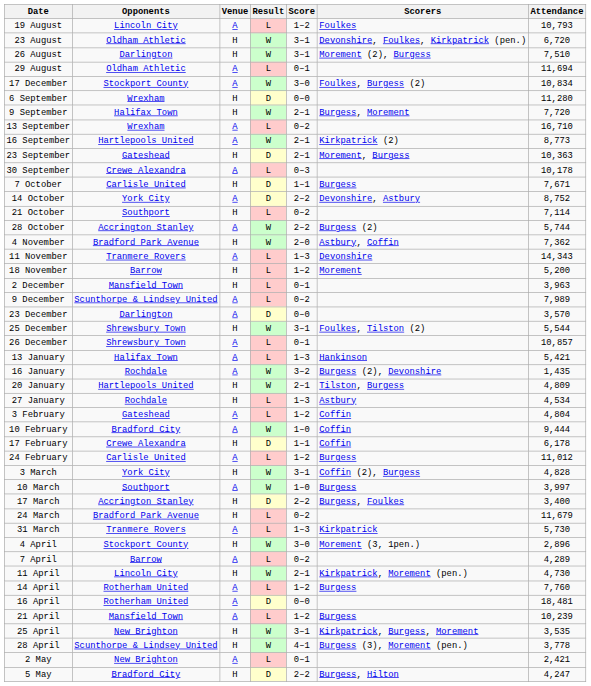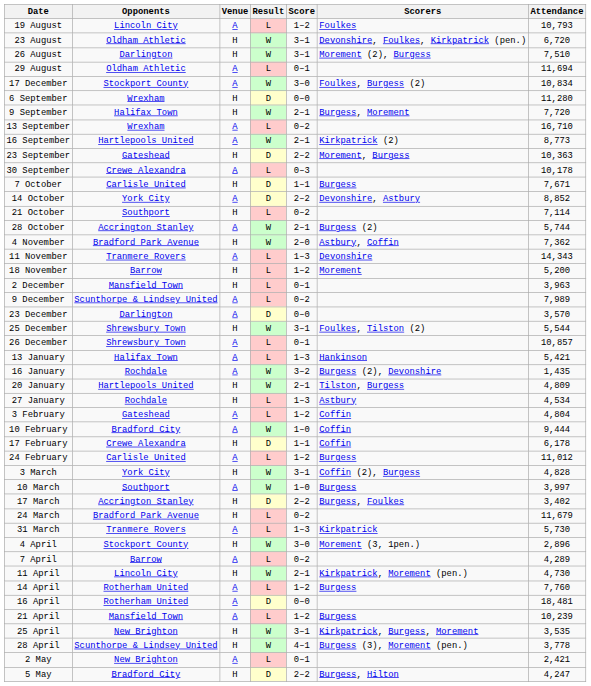(302, 156) 2–1 -> (302, 156) 2–2
(557, 199) 8,752 -> (557, 199) 8,852
(302, 228) 2–2 -> (302, 228) 2–1
(557, 501) 3,400 -> (557, 501) 3,402
